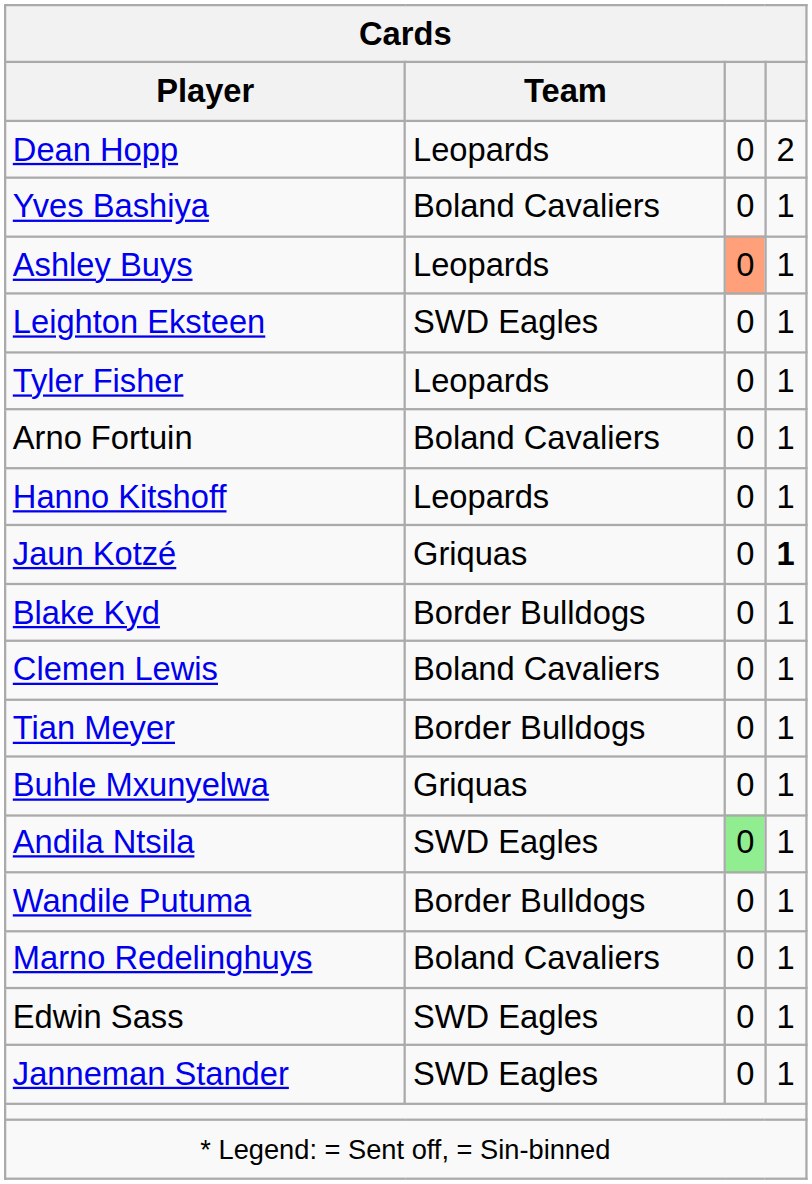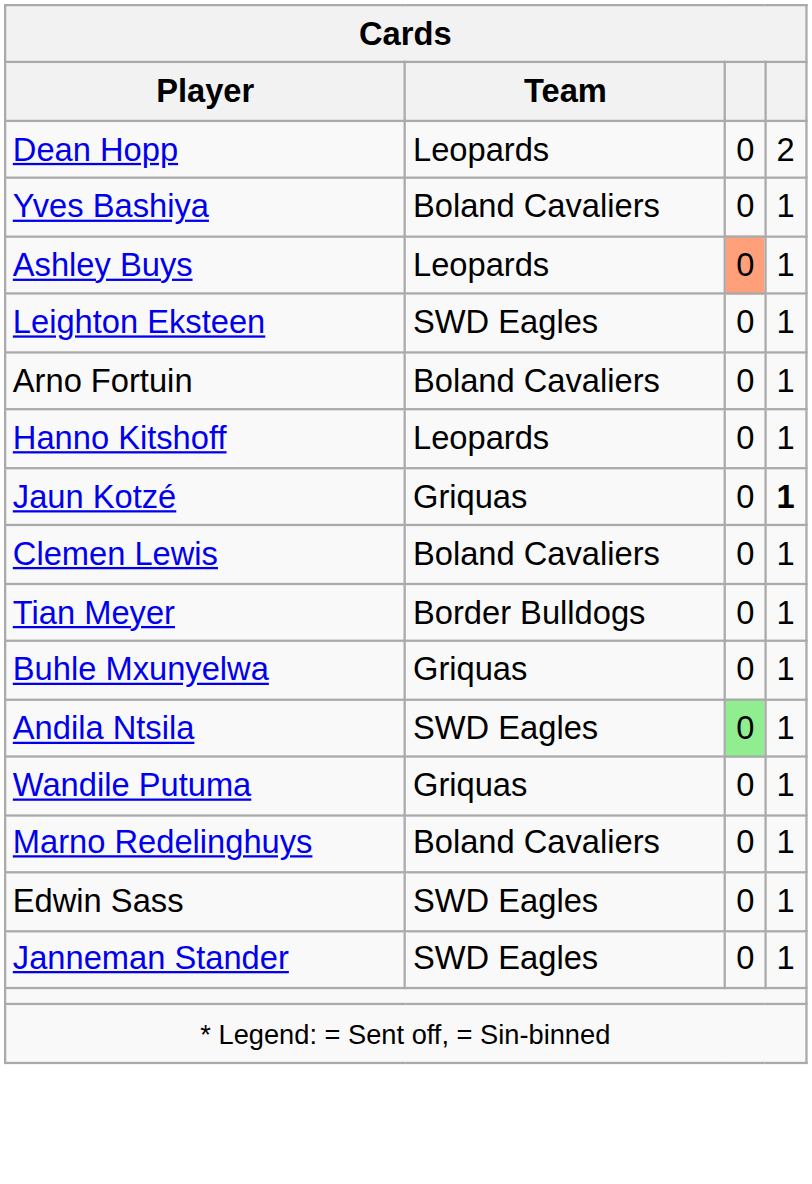- row: (98, 381)
- row: (86, 612)
(529, 901) Border Bulldogs -> (470, 785) Griquas
